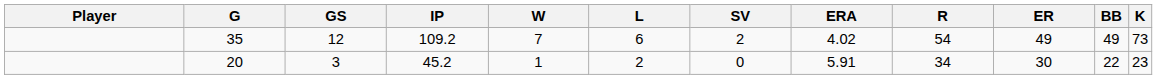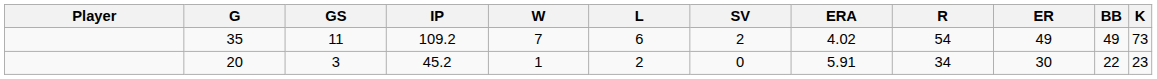(336, 39) 12 -> (336, 39) 11
